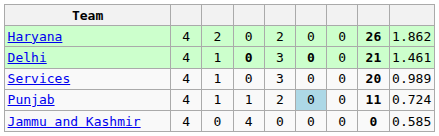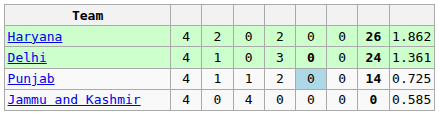(249, 57) bold -> (249, 57) normal
(373, 57) 21 -> (373, 57) 24
(412, 57) 1.461 -> (412, 57) 1.361
- row: (39, 79)
(373, 100) 11 -> (373, 79) 14
(412, 100) 0.724 -> (412, 79) 0.725
